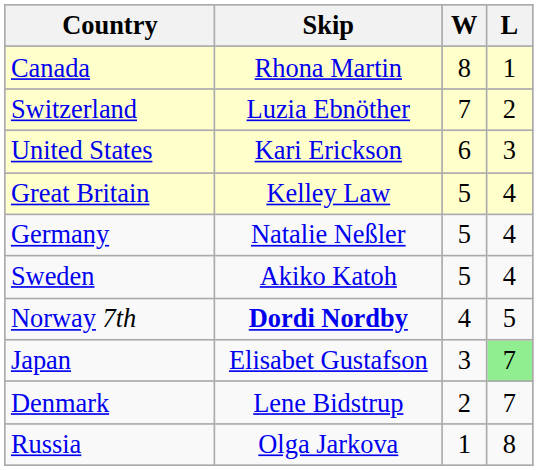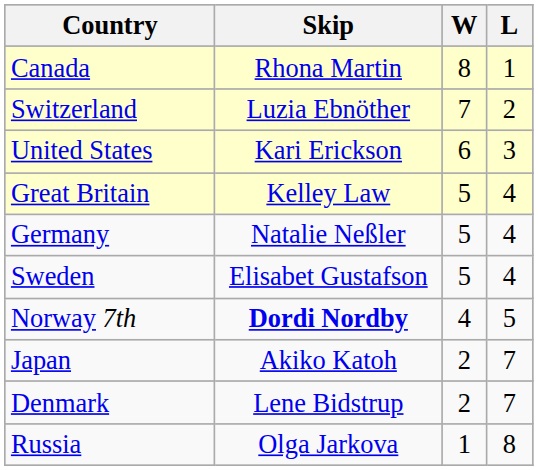(328, 276) Akiko Katoh -> (328, 276) Elisabet Gustafson
(328, 360) Elisabet Gustafson -> (328, 360) Akiko Katoh
(464, 360) 3 -> (464, 360) 2
(509, 360) lightgreen background -> (509, 360) no background
